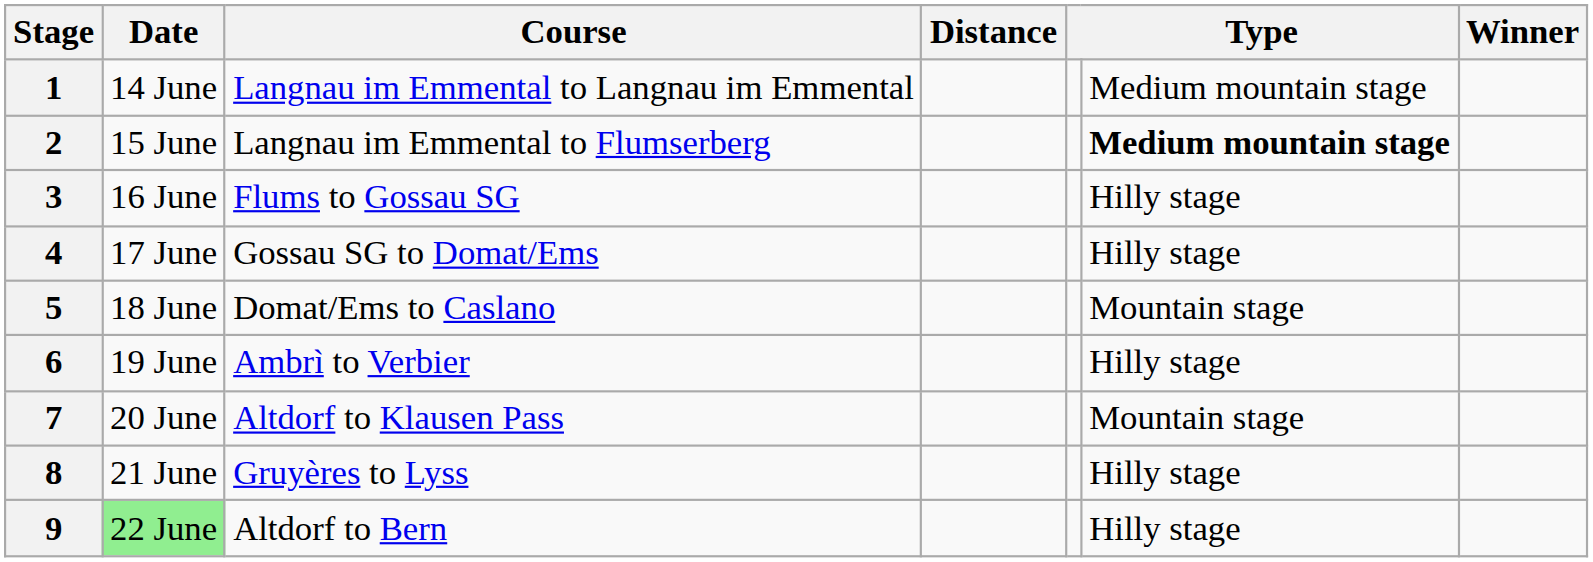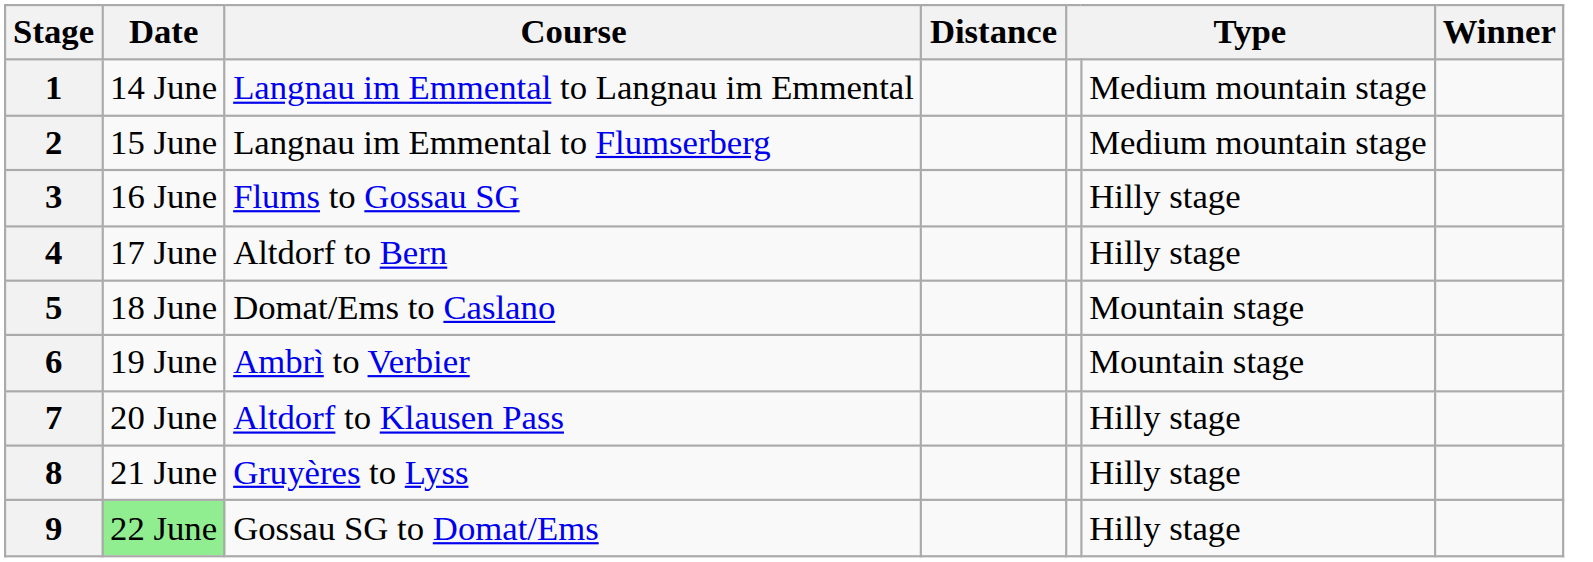(1270, 142) bold -> (1258, 142) normal
(416, 252) Gossau SG to Domat/Ems -> (340, 252) Altdorf to Bern
(1165, 362) Hilly stage -> (1197, 362) Mountain stage
(1197, 417) Mountain stage -> (1165, 417) Hilly stage
(340, 527) Altdorf to Bern -> (416, 527) Gossau SG to Domat/Ems
